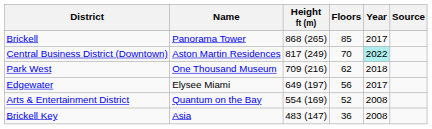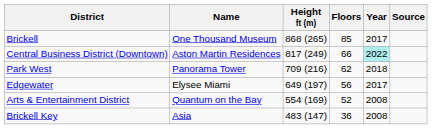(209, 38) Panorama Tower -> (224, 38) One Thousand Museum
(346, 54) 70 -> (346, 54) 66
(224, 69) One Thousand Museum -> (209, 69) Panorama Tower
